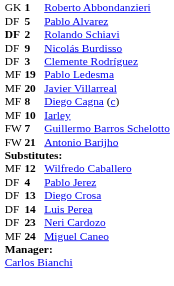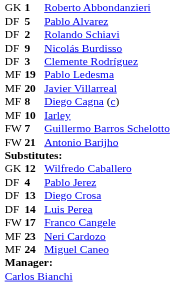(12, 34) bold -> (12, 34) normal
(13, 168) MF -> (13, 168) GK
+ row: (80, 222)
(12, 222) DF -> (13, 236) MF
